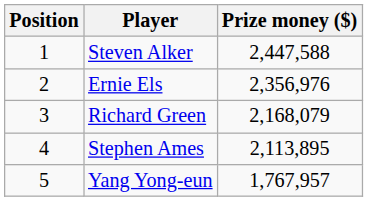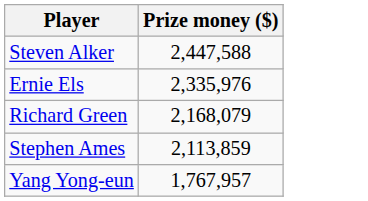- column: (44, 20)
(290, 84) 2,356,976 -> (211, 84) 2,335,976
(290, 148) 2,113,895 -> (211, 148) 2,113,859
